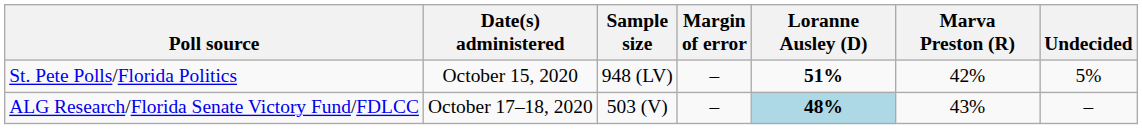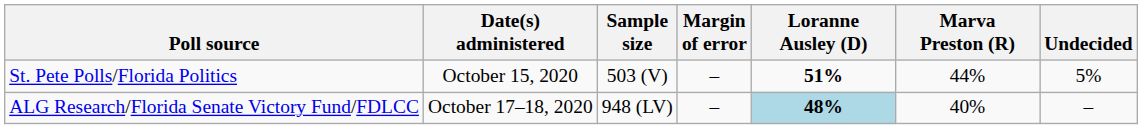(637, 75) 948 (LV) -> (637, 75) 503 (V)
(968, 75) 42% -> (968, 75) 44%
(637, 107) 503 (V) -> (637, 107) 948 (LV)
(968, 107) 43% -> (968, 107) 40%
